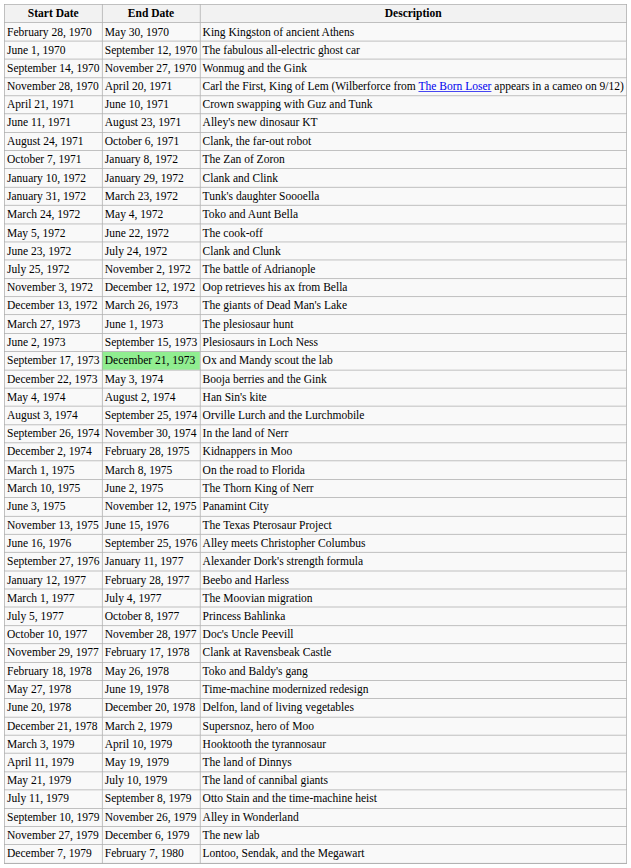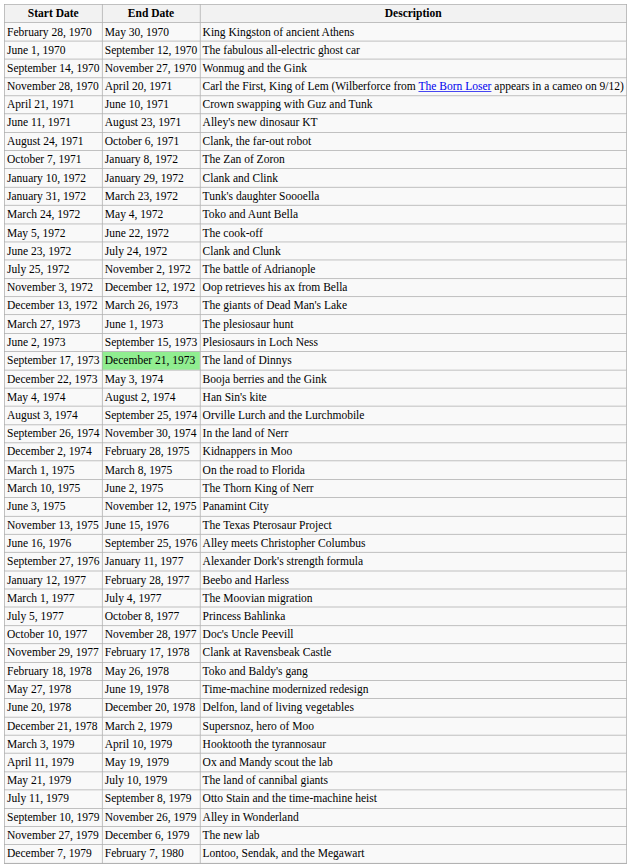(268, 360) Ox and Mandy scout the lab -> (247, 360) The land of Dinnys
(247, 762) The land of Dinnys -> (268, 762) Ox and Mandy scout the lab
